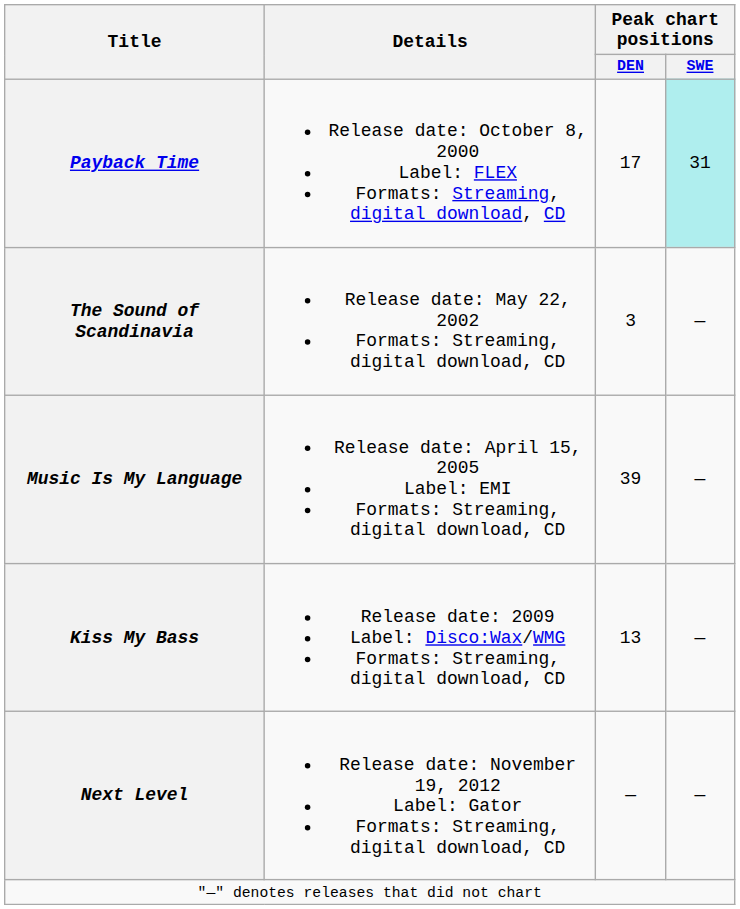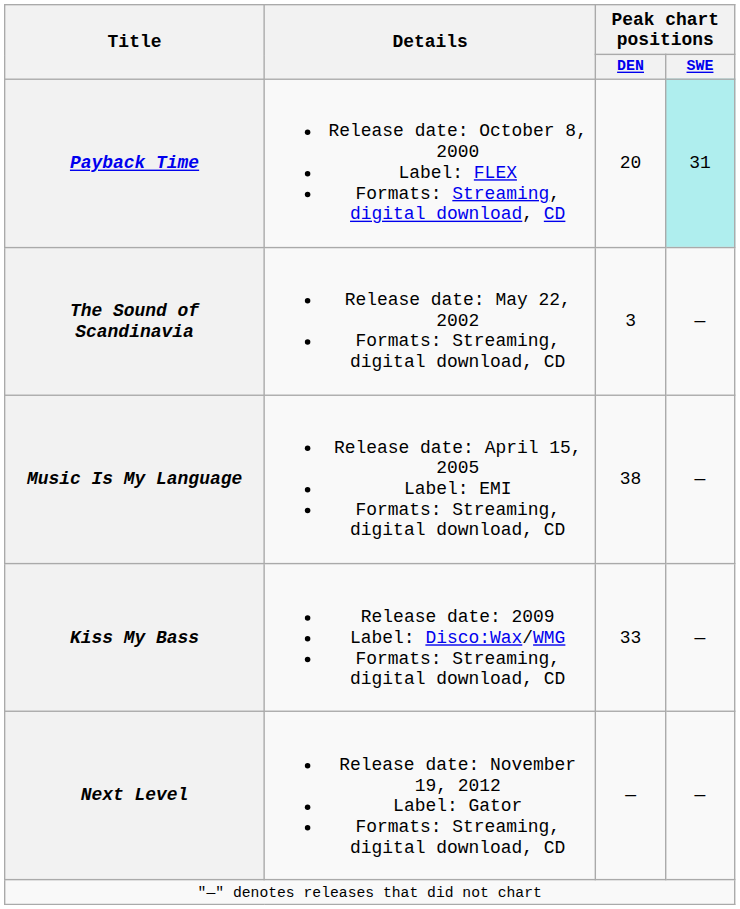(631, 163) 17 -> (631, 163) 20
(631, 479) 39 -> (631, 479) 38
(631, 638) 13 -> (631, 638) 33
